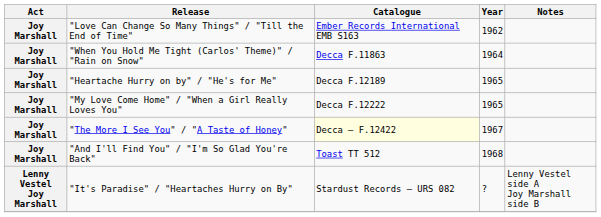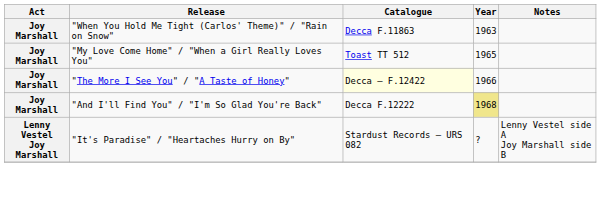- row: (186, 31)
(492, 56) 1964 -> (486, 31) 1963
- row: (173, 80)
(351, 105) Decca F.12222 -> (377, 56) Toast TT 512
(492, 129) 1967 -> (486, 80) 1966
(348, 154) Toast TT 512 -> (380, 105) Decca F.12222
(492, 154) no background -> (486, 105) khaki background
